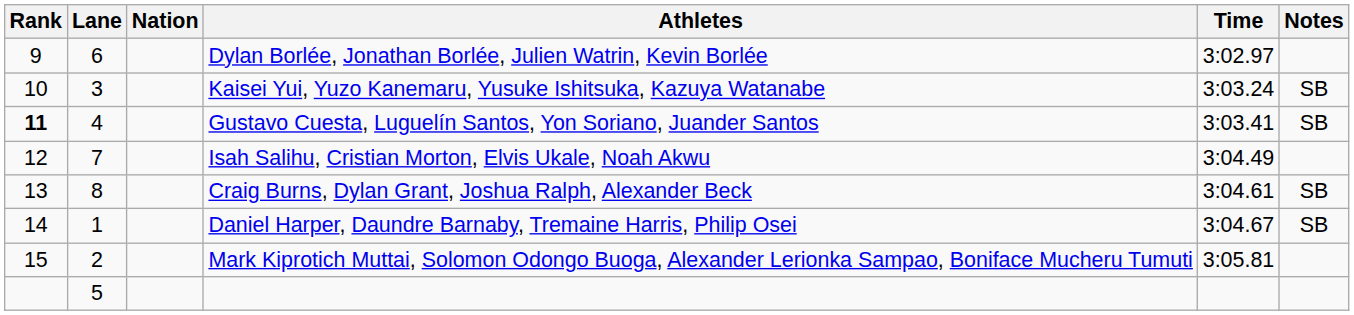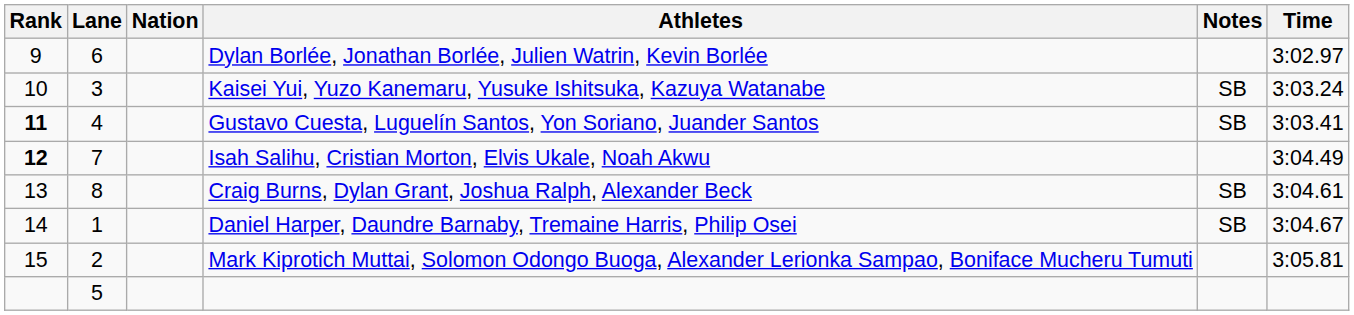columns swapped: (1238, 21) <-> (1314, 21)
(36, 157) normal -> (36, 157) bold
